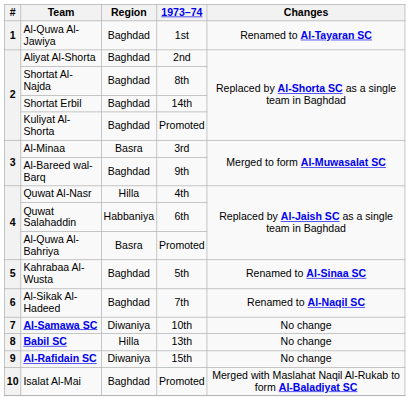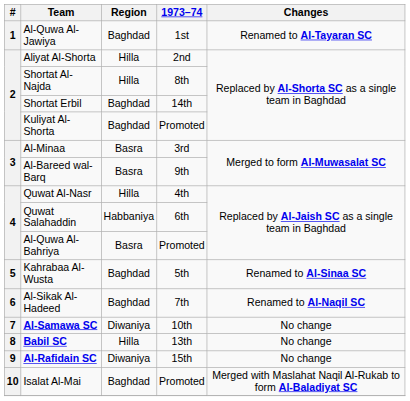(129, 58) Baghdad -> (129, 58) Hilla
(129, 80) Baghdad -> (129, 80) Hilla
(129, 171) Baghdad -> (129, 171) Basra
